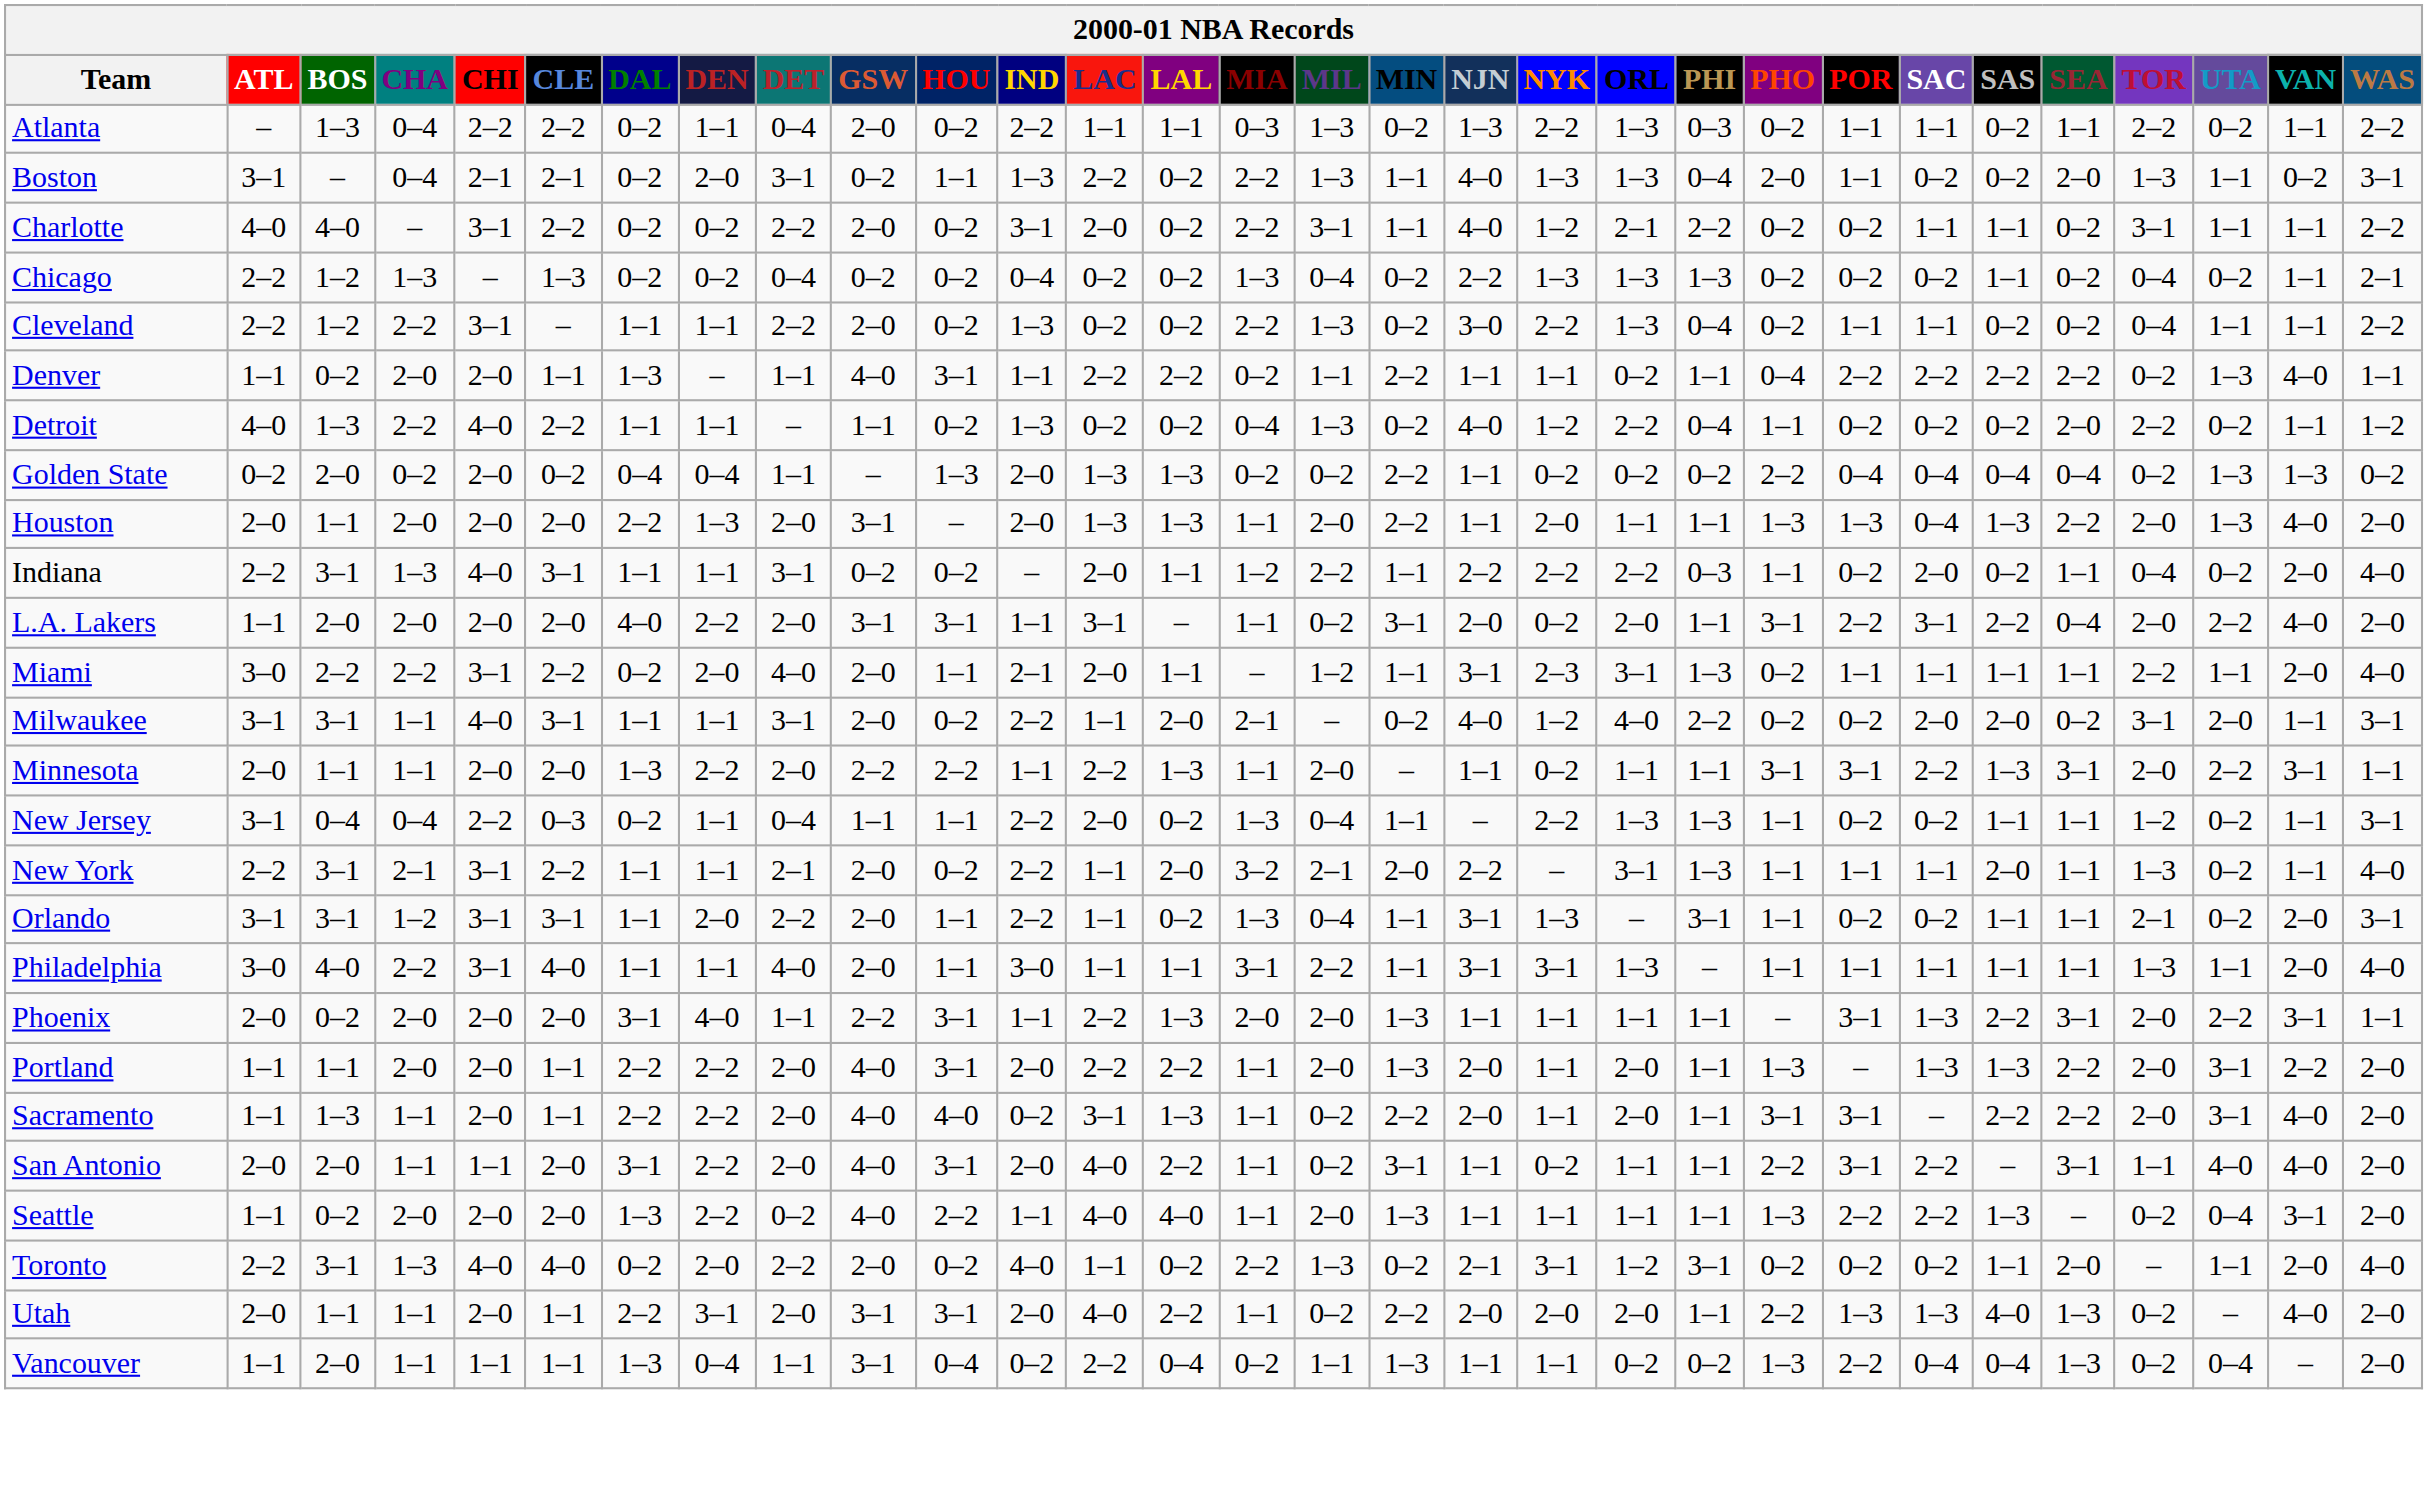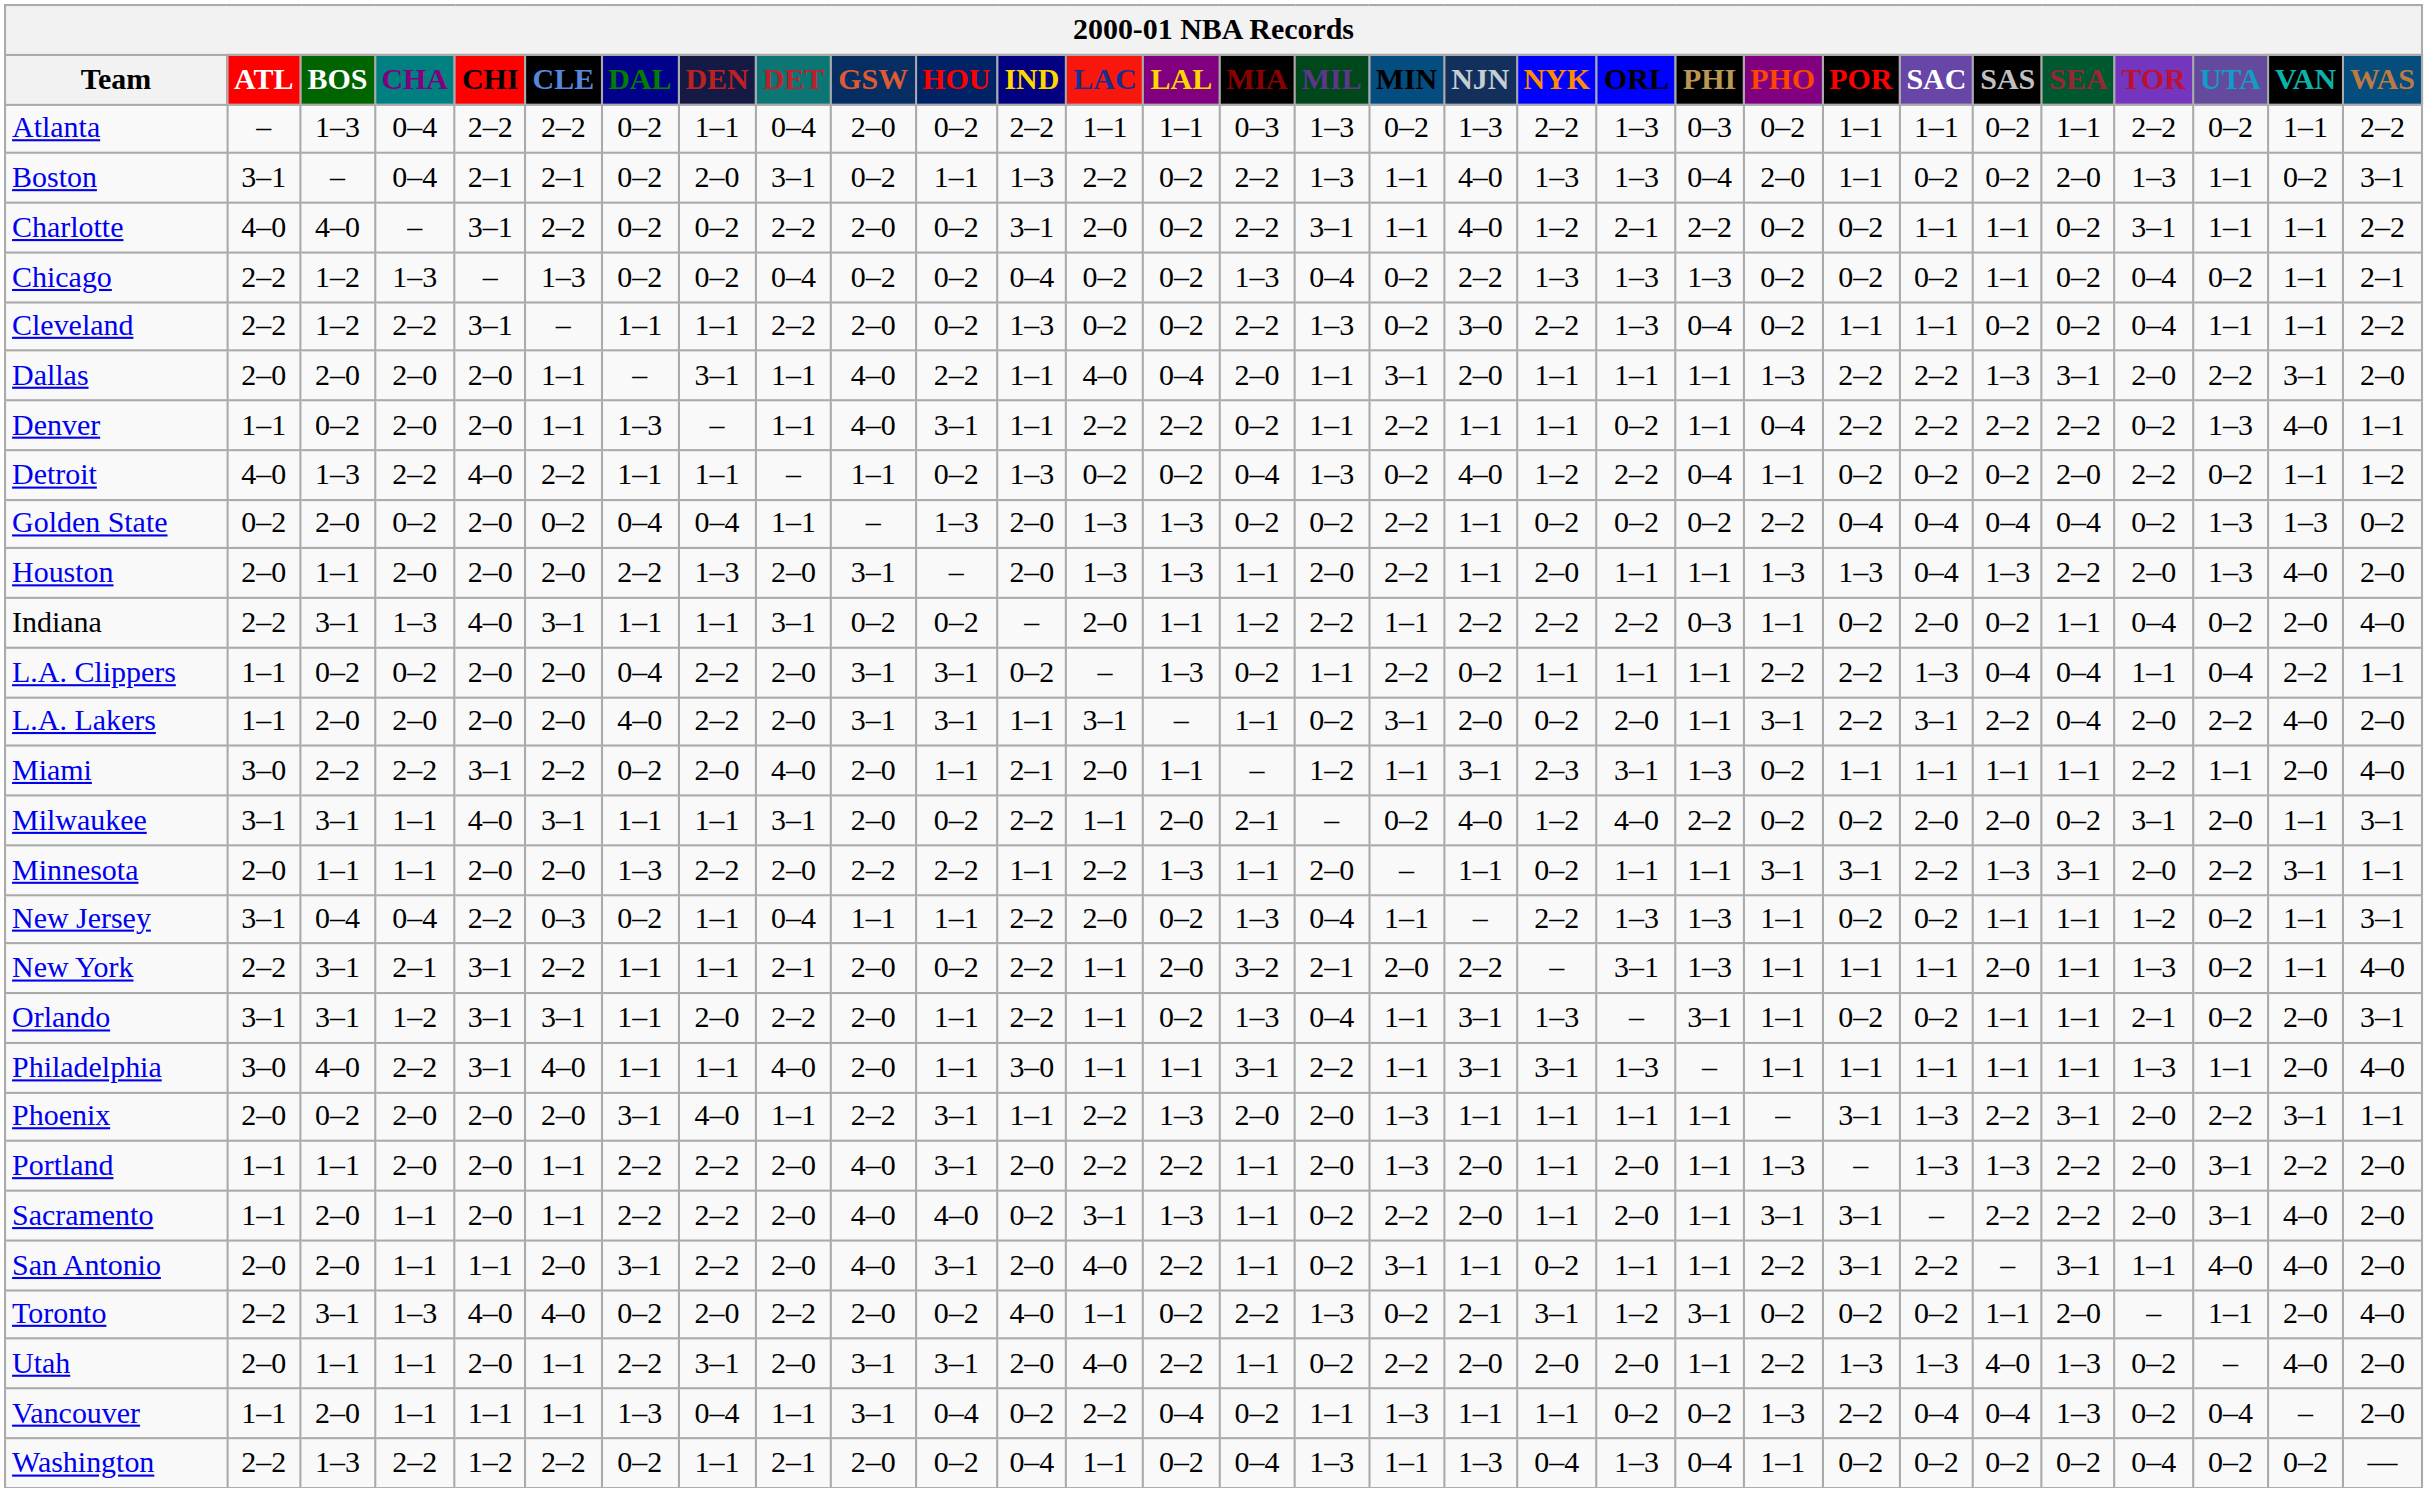+ row: (50, 375)
+ row: (94, 671)
(337, 1116) 1–3 -> (337, 1215) 2–0
- row: (53, 1215)
+ row: (83, 1462)
